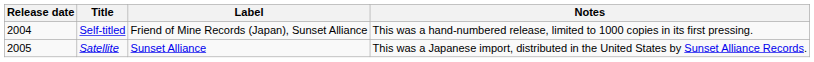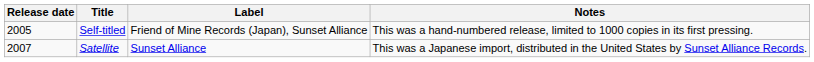(19, 30) 2004 -> (19, 30) 2005
(19, 48) 2005 -> (19, 48) 2007
